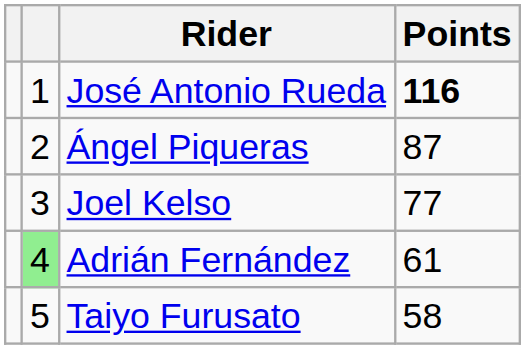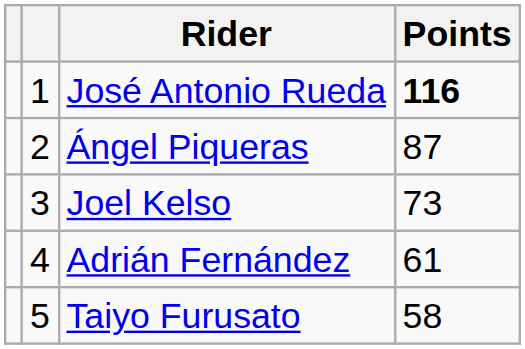(422, 203) 77 -> (422, 203) 73
(40, 260) lightgreen background -> (40, 260) no background
